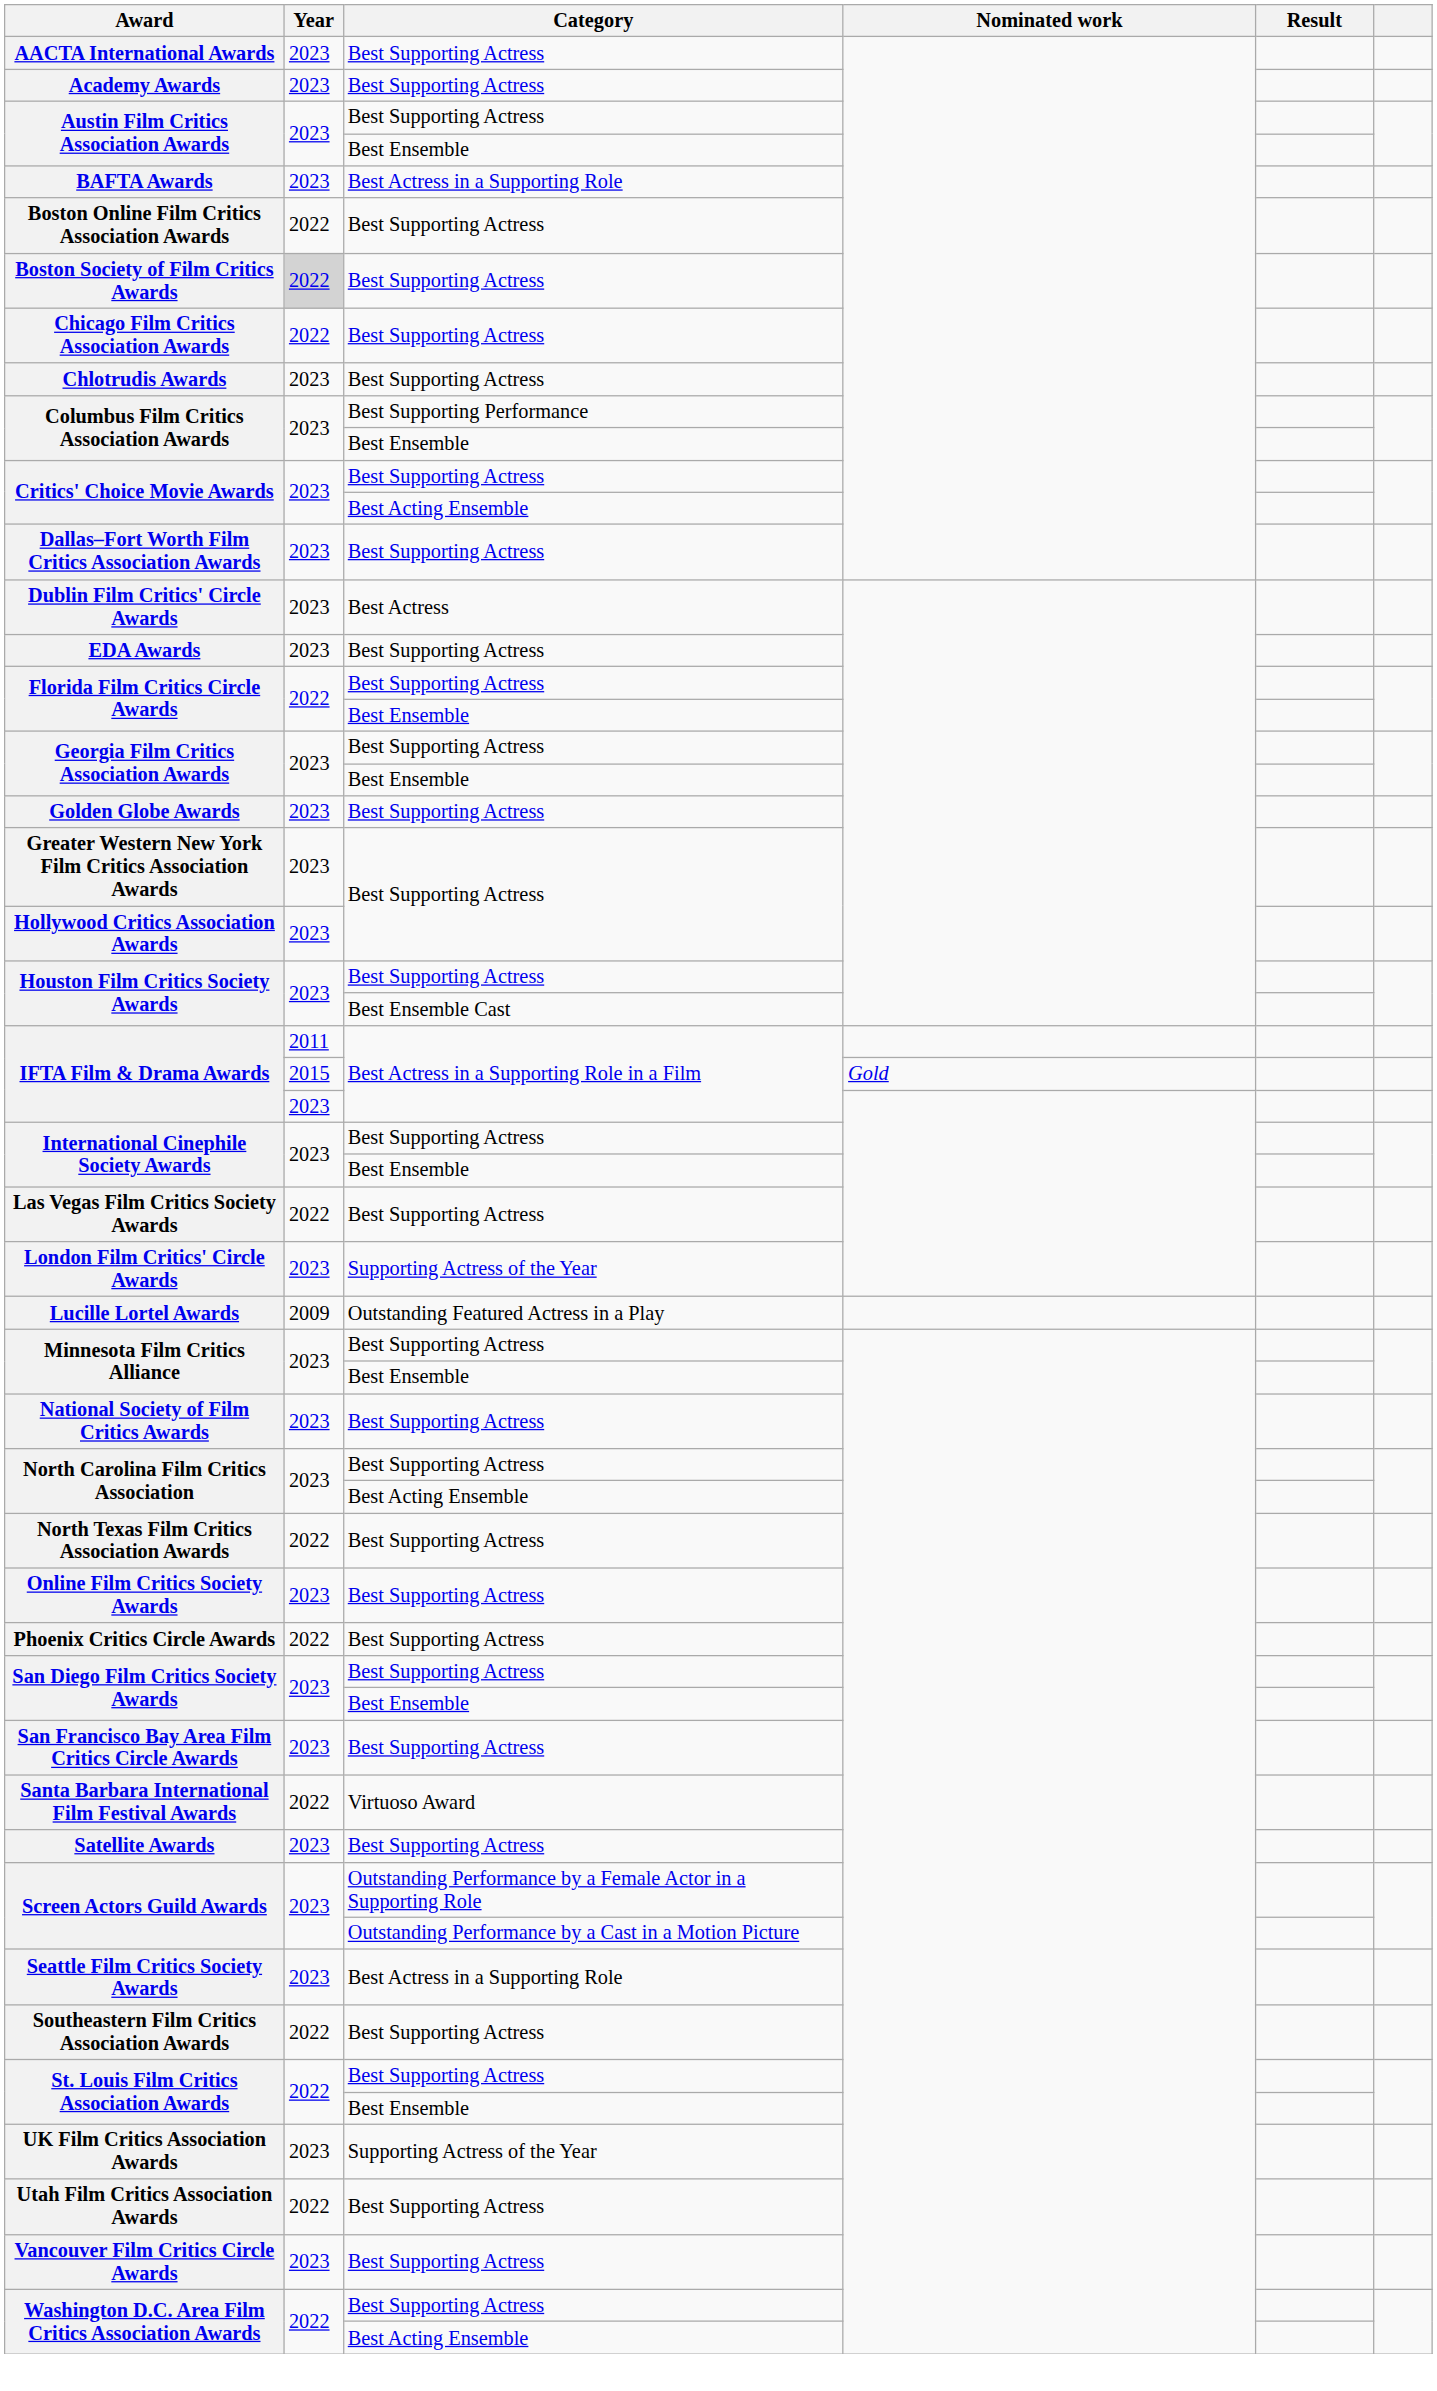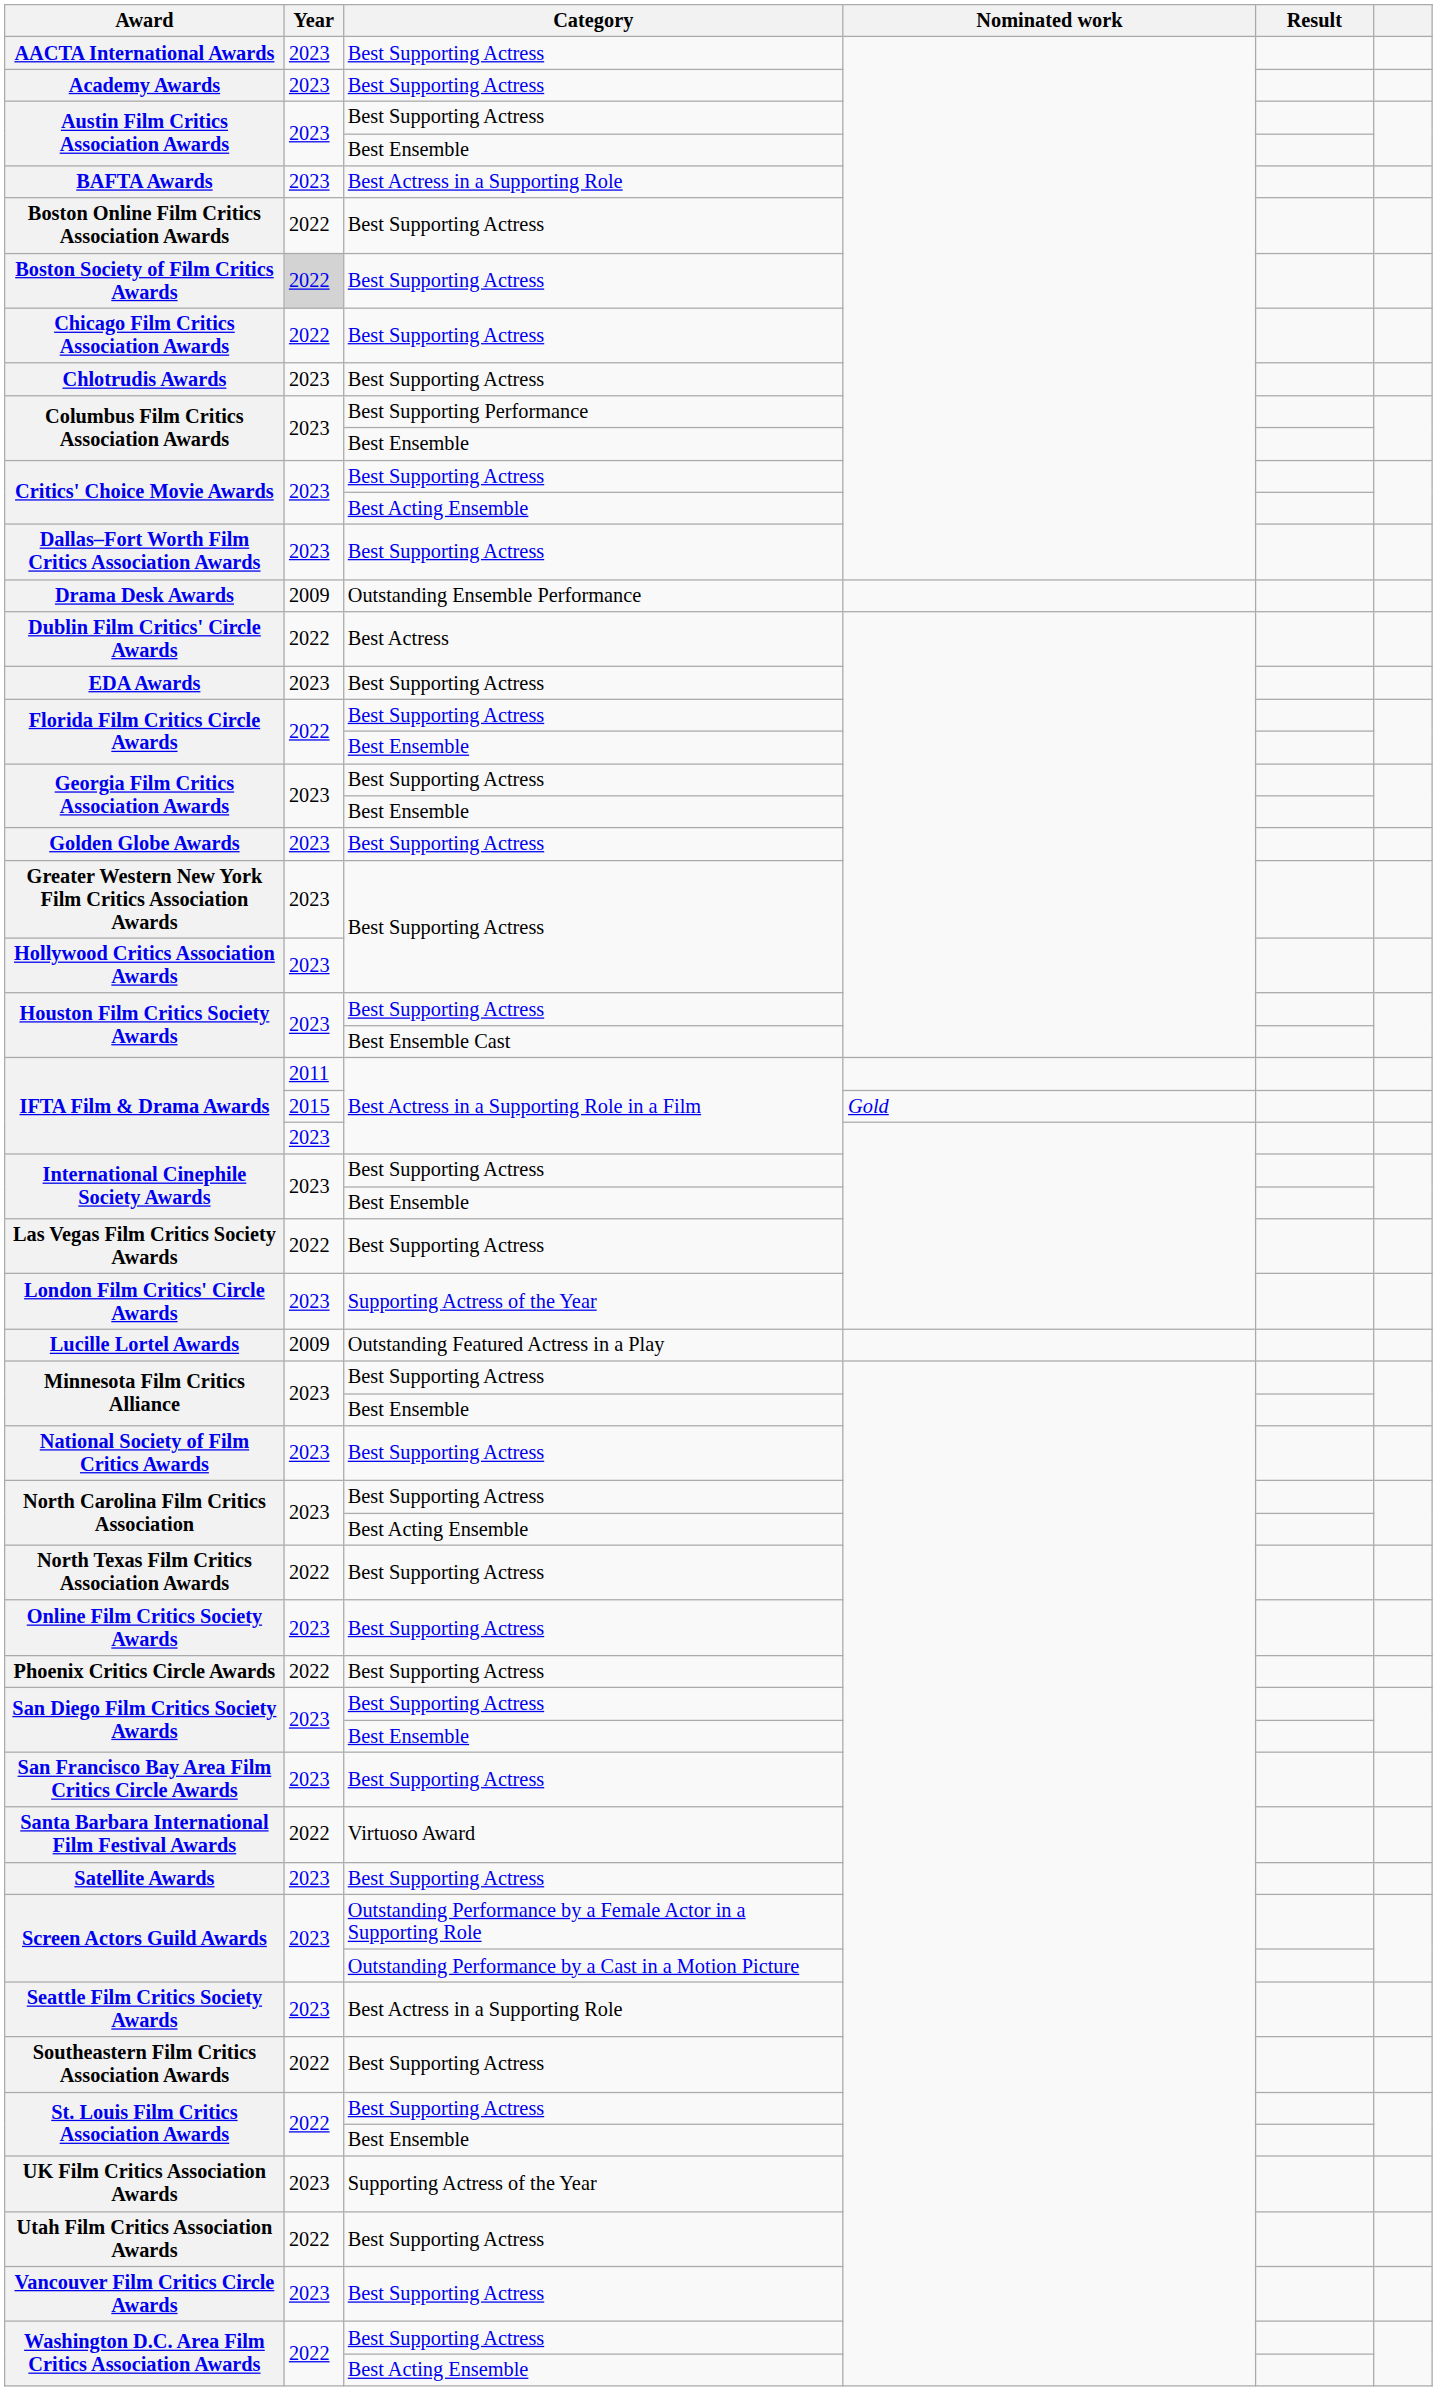+ row: (144, 595)
(309, 606) 2023 -> (309, 639) 2022
